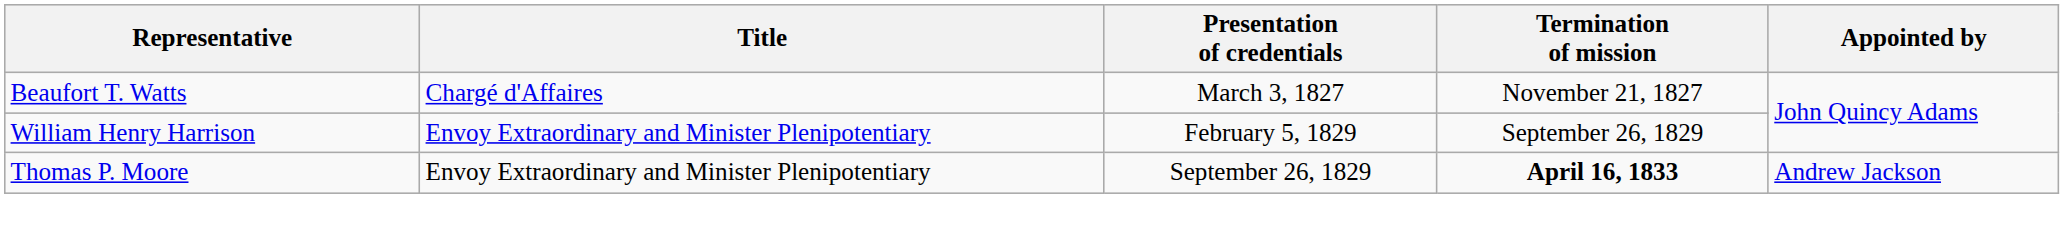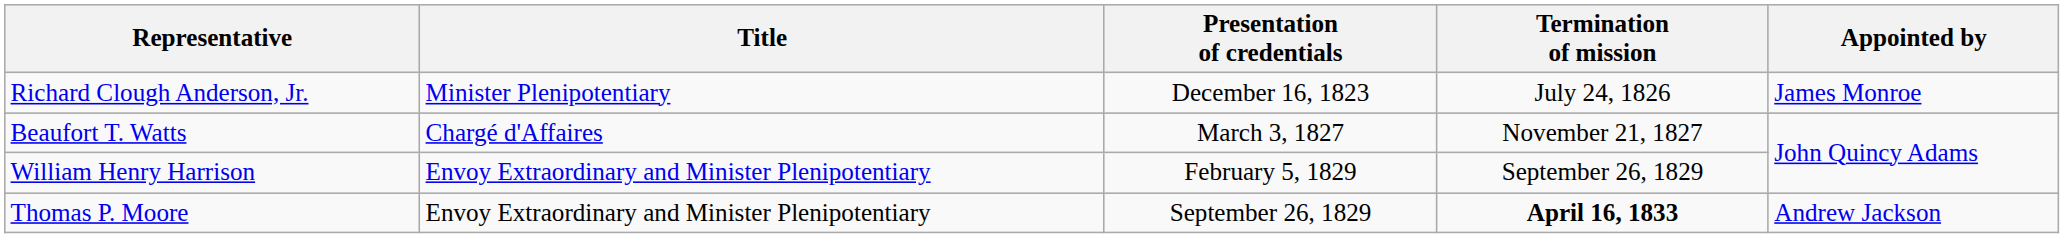+ row: (160, 92)
